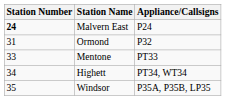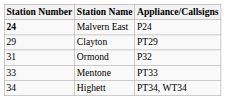+ row: (92, 42)
- row: (93, 88)
